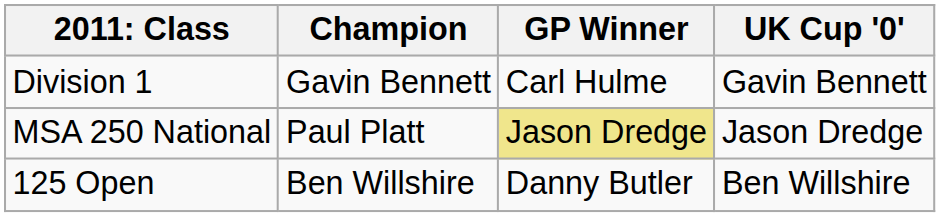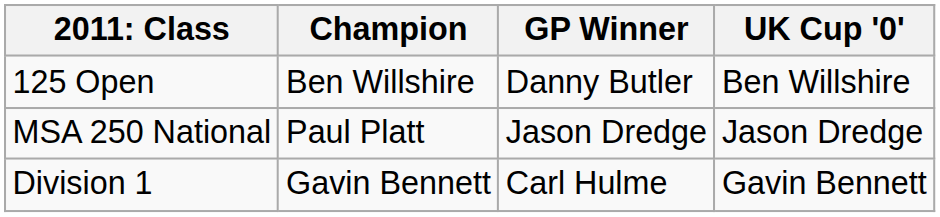rows swapped: (83, 81) <-> (83, 183)
(606, 132) khaki background -> (606, 132) no background
